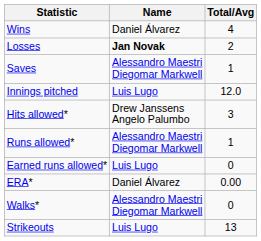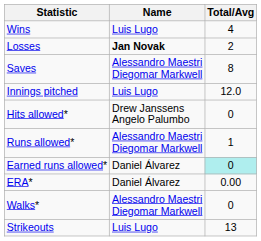(146, 29) Daniel Álvarez -> (135, 29) Luis Lugo
(231, 69) 1 -> (231, 69) 8
(231, 114) 3 -> (231, 114) 0
(135, 165) Luis Lugo -> (146, 165) Daniel Álvarez
(231, 165) no background -> (231, 165) paleturquoise background
